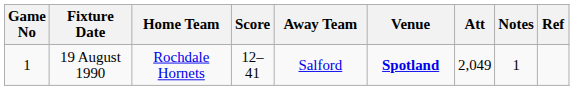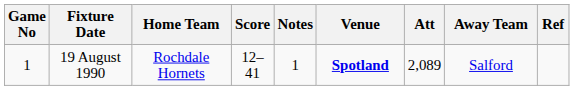columns swapped: (320, 24) <-> (516, 24)
(475, 65) 2,049 -> (424, 65) 2,089
